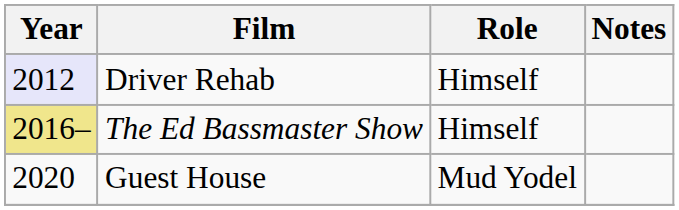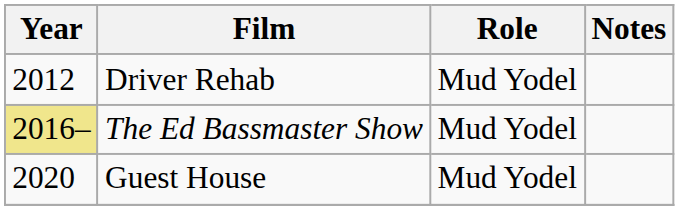(44, 79) lavender background -> (44, 79) no background
(488, 79) Himself -> (507, 79) Mud Yodel
(488, 128) Himself -> (507, 128) Mud Yodel
